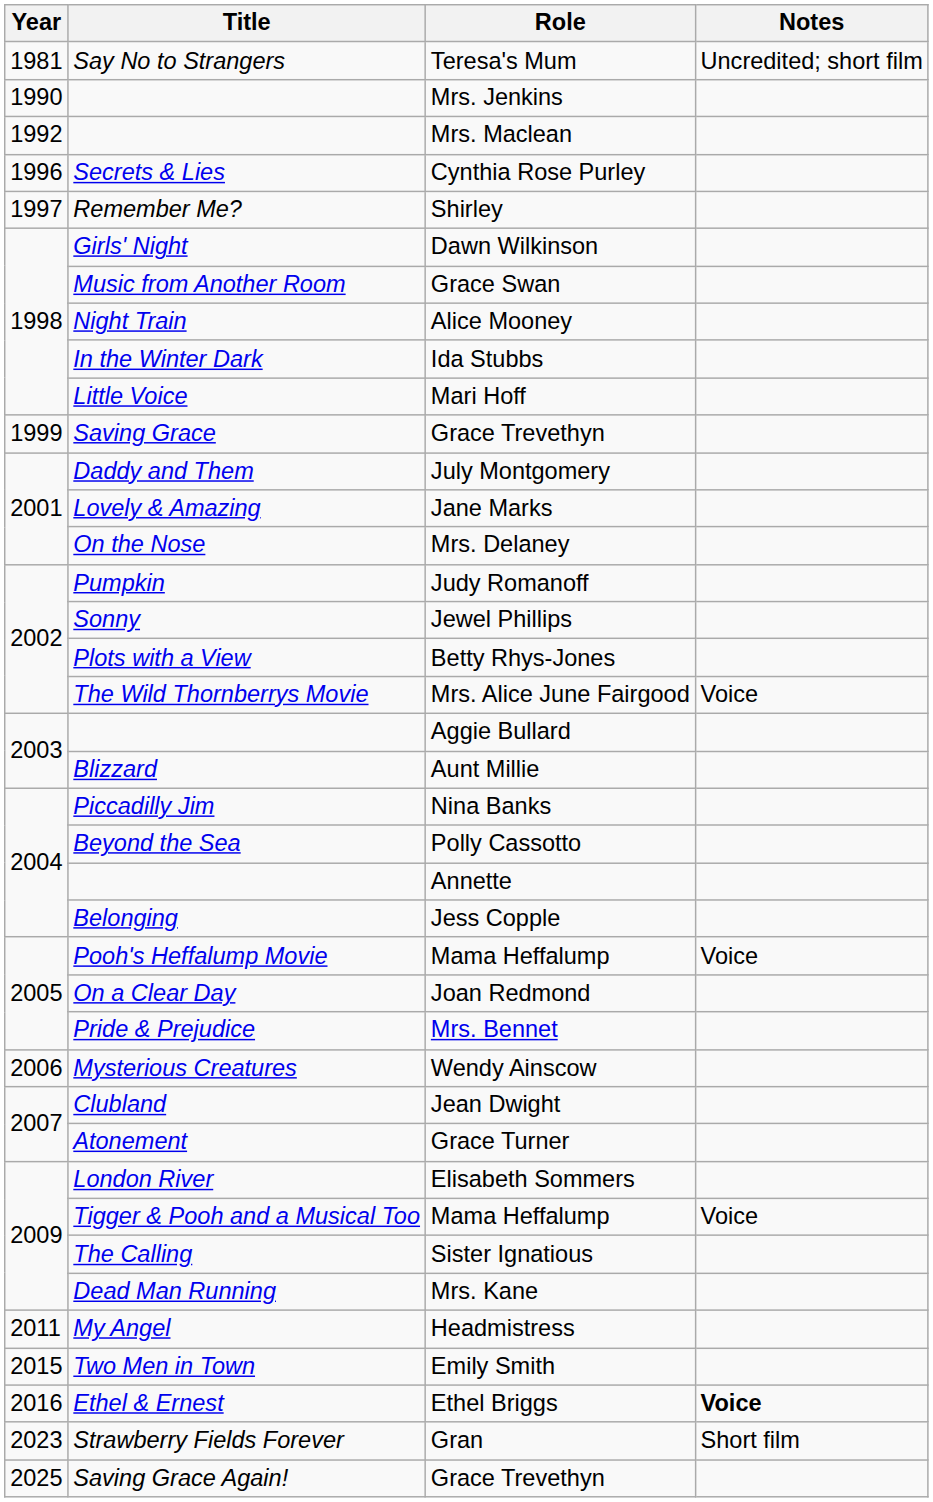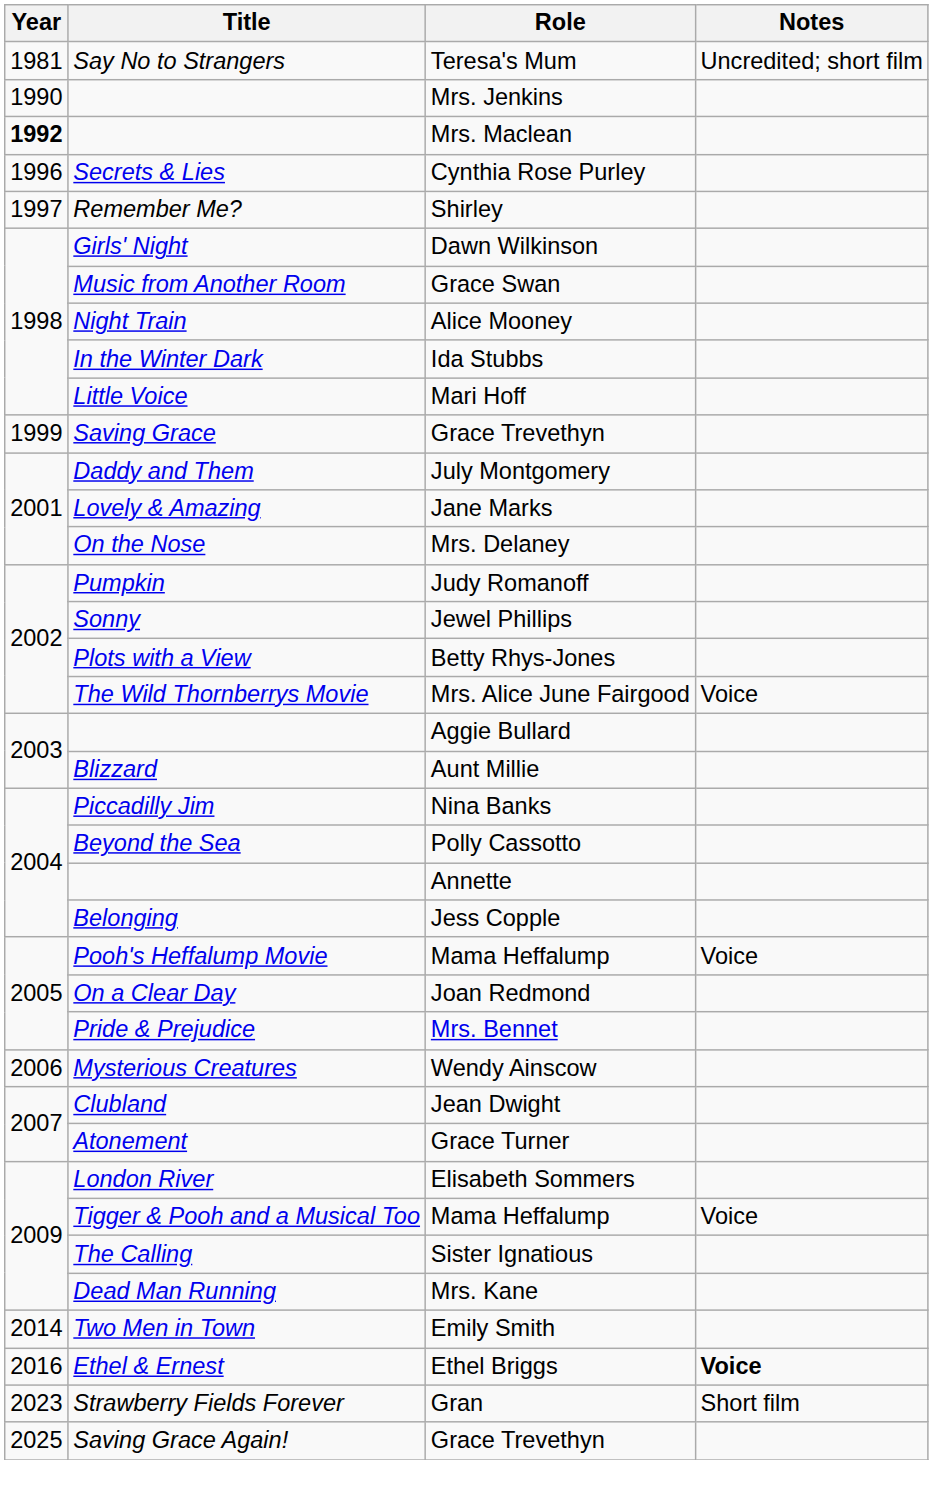(36, 135) normal -> (36, 135) bold
- row: (122, 1328)
(36, 1365) 2015 -> (36, 1328) 2014
